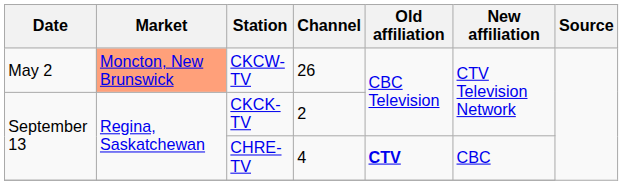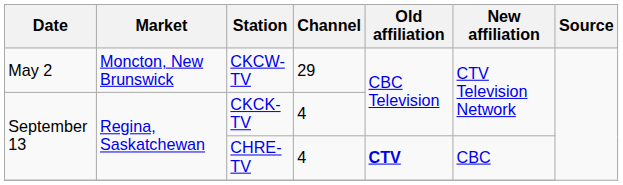(152, 70) lightsalmon background -> (152, 70) no background
(306, 70) 26 -> (306, 70) 29
(302, 114) 2 -> (302, 114) 4
